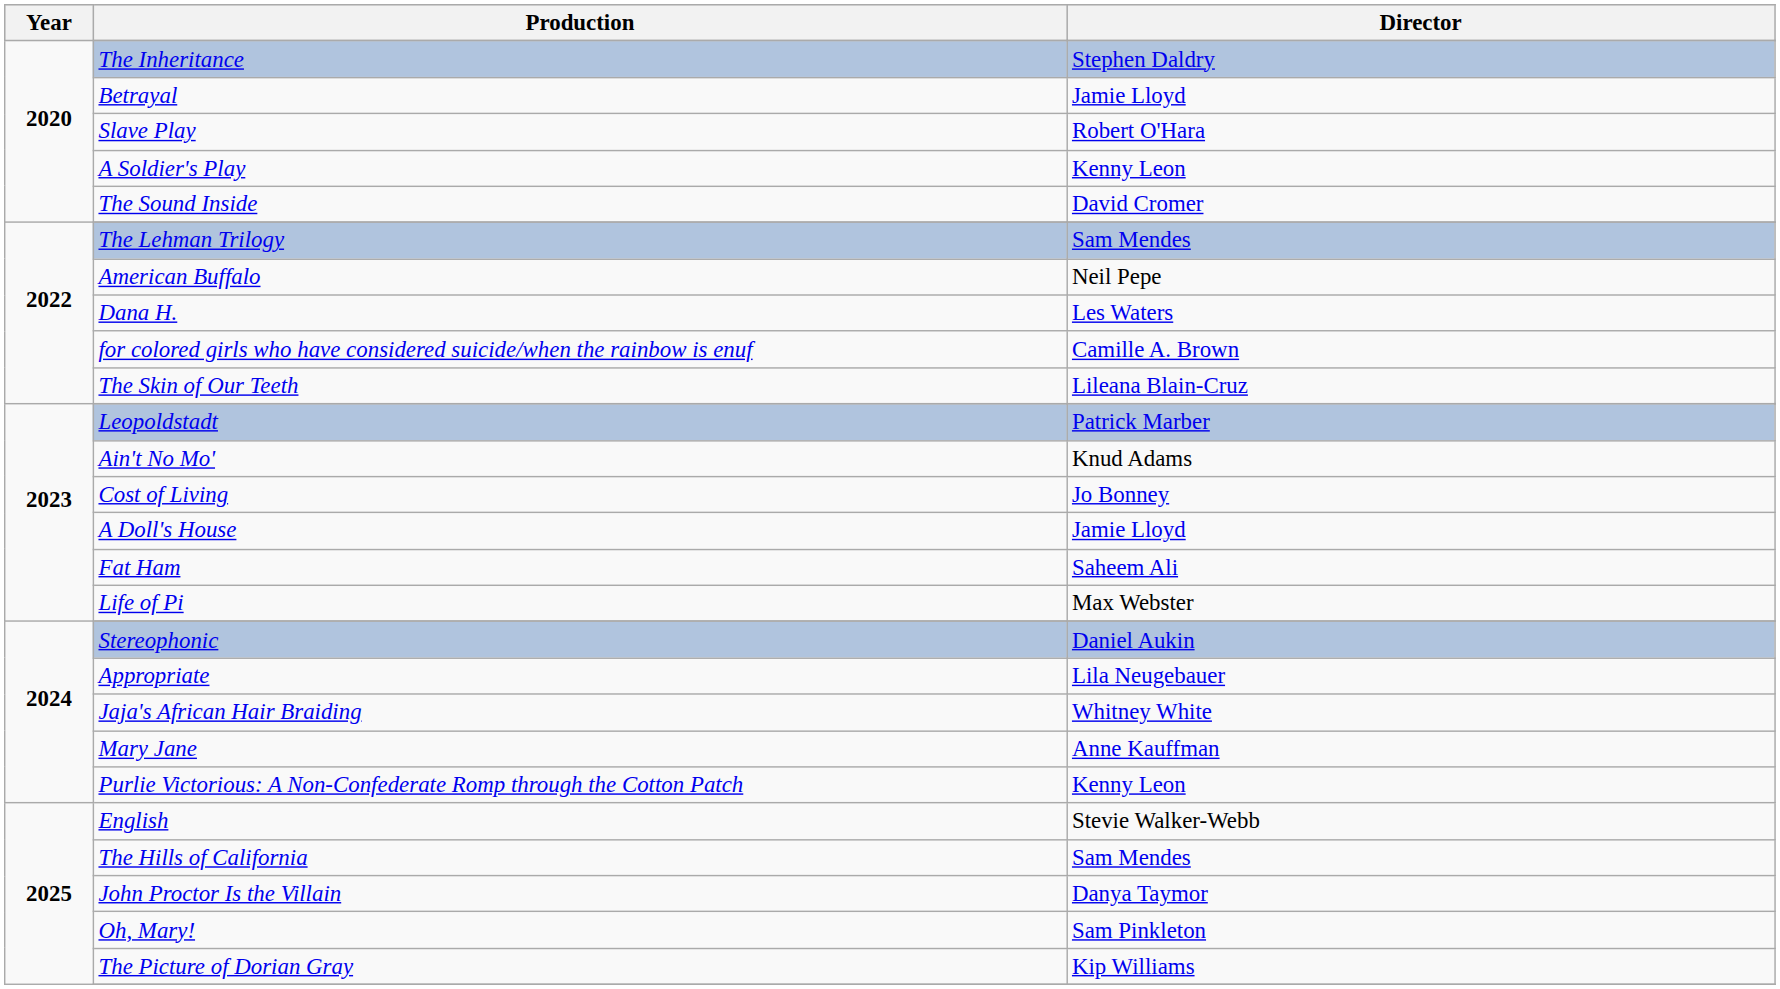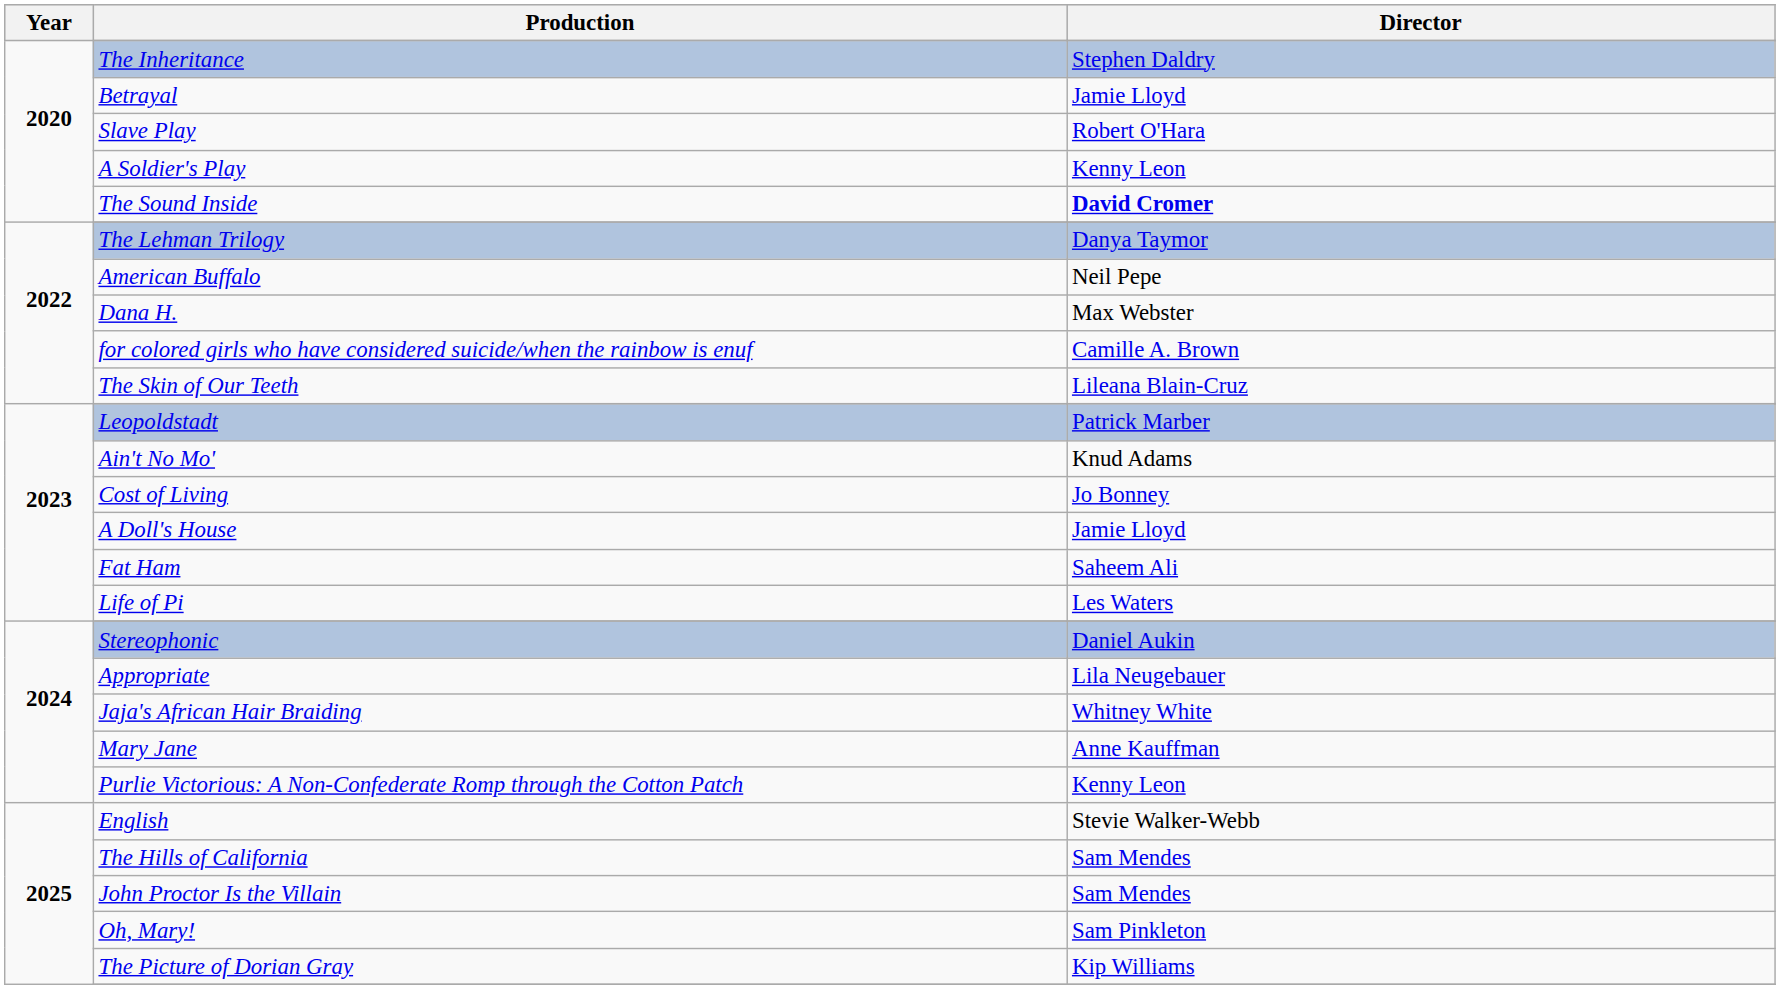(1138, 204) normal -> (1143, 204) bold
(1131, 240) Sam Mendes -> (1140, 240) Danya Taymor
(1123, 312) Les Waters -> (1133, 312) Max Webster
(1133, 603) Max Webster -> (1123, 603) Les Waters
(1140, 893) Danya Taymor -> (1131, 893) Sam Mendes
